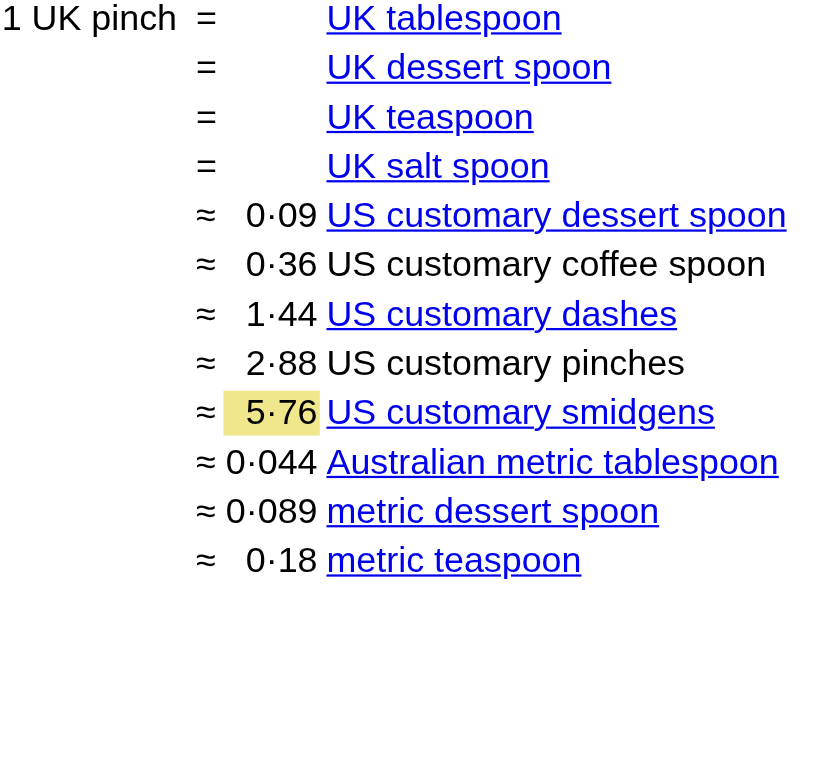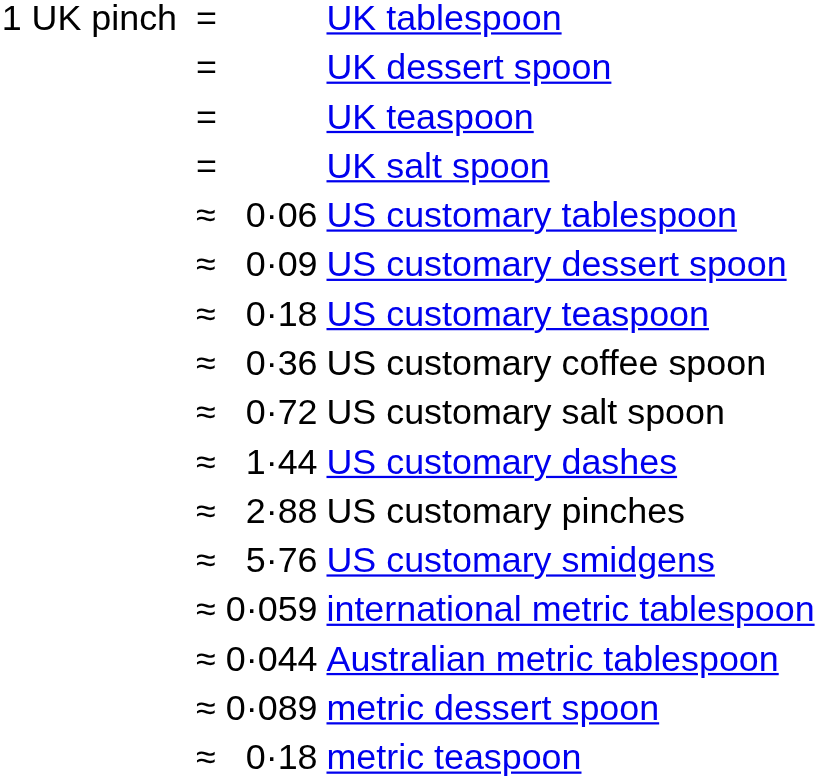+ row: (532, 215)
+ row: (518, 313)
+ row: (526, 412)
(282, 412) khaki background -> (282, 560) no background
+ row: (571, 609)
